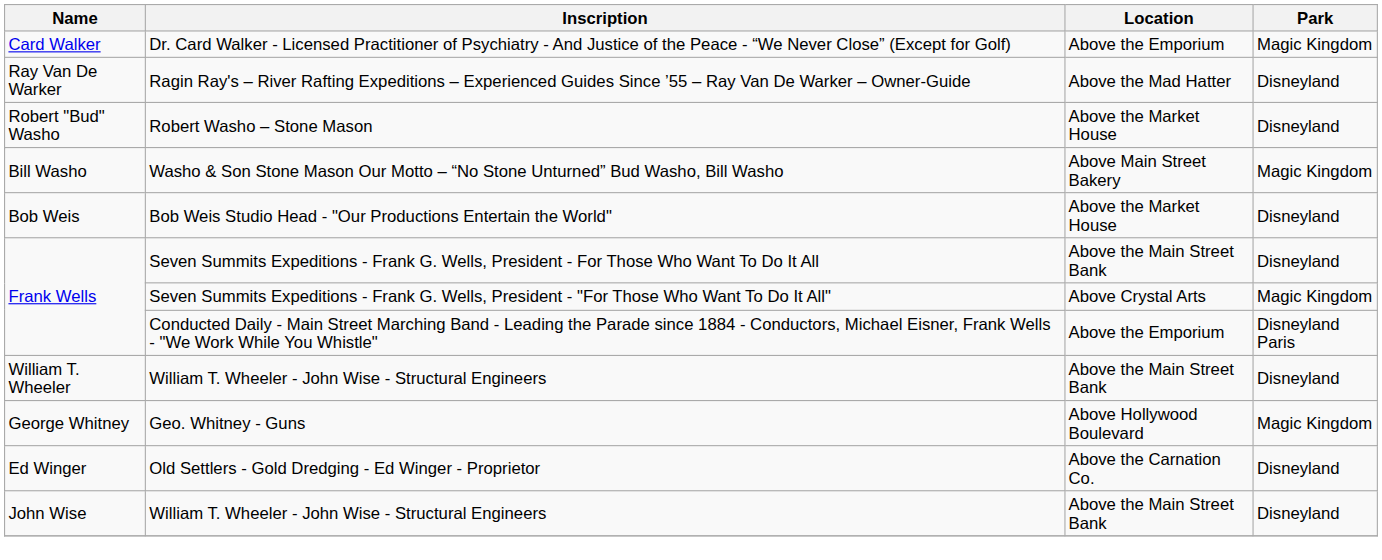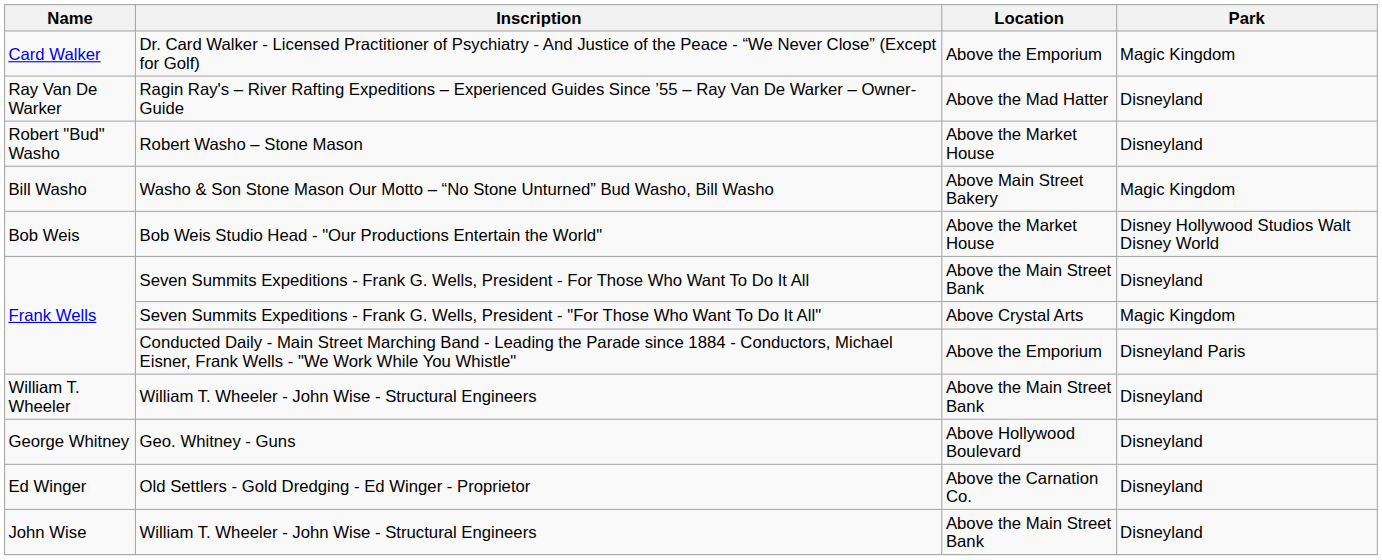(1298, 216) Disneyland -> (1235, 234) Disney Hollywood Studios Walt Disney World
(1315, 423) Magic Kingdom -> (1161, 442) Disneyland
